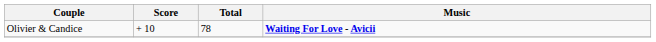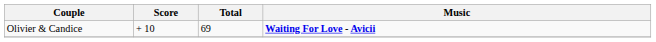(206, 28) 78 -> (206, 28) 69
